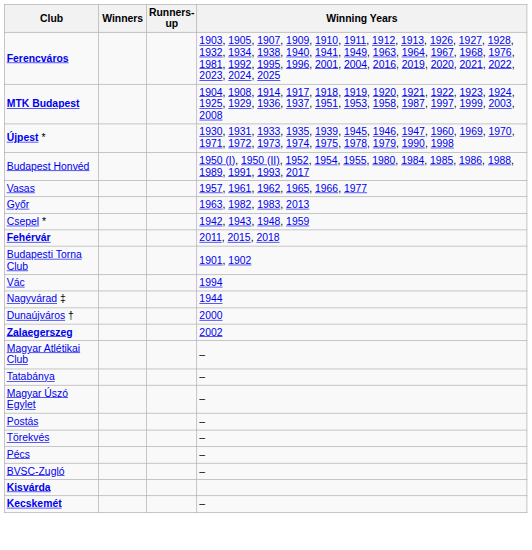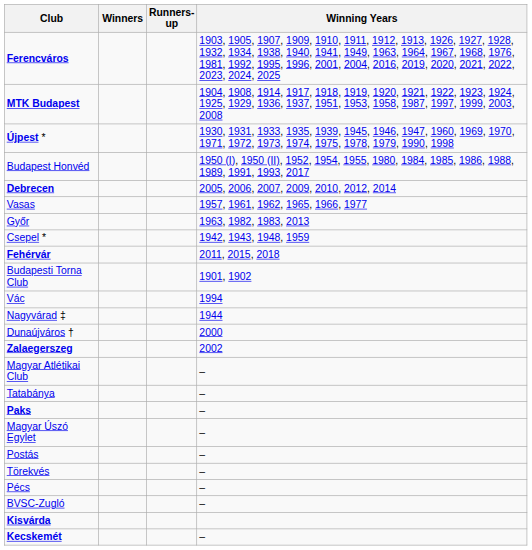+ row: (30, 188)
+ row: (19, 410)
